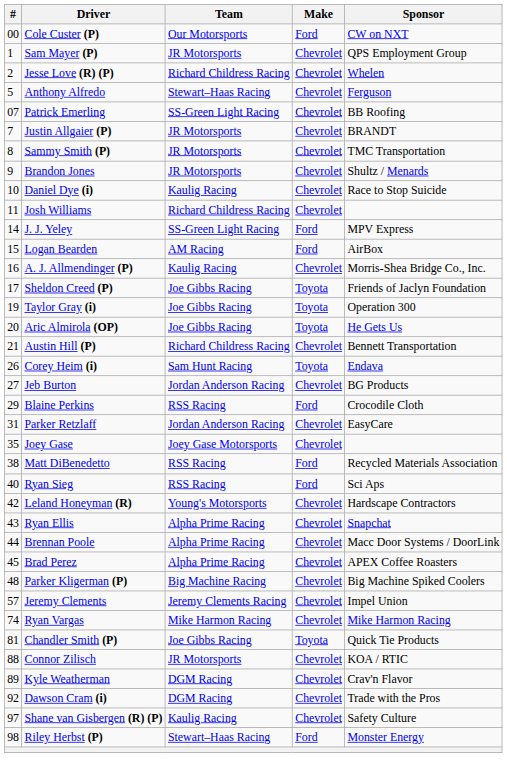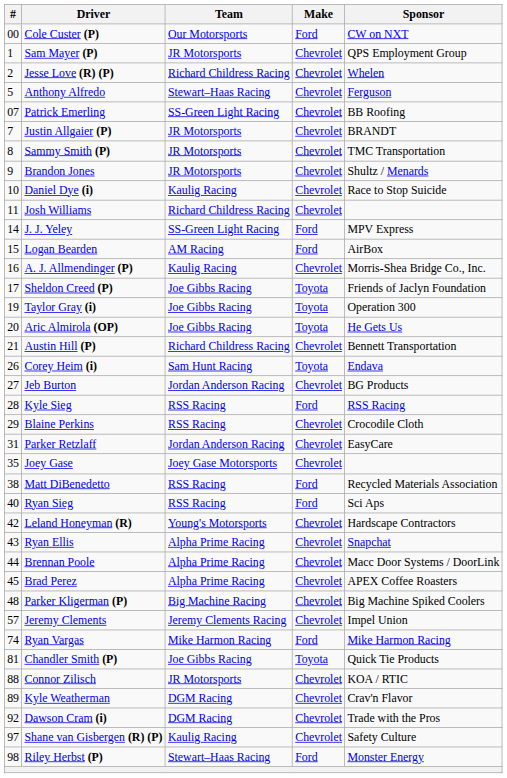+ row: (48, 405)
(306, 405) Ford -> (319, 424) Chevrolet
(319, 620) Chevrolet -> (306, 640) Ford
